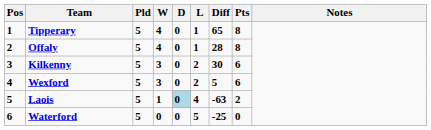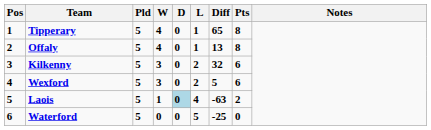(217, 47) 28 -> (217, 47) 13
(217, 64) 30 -> (217, 64) 32
